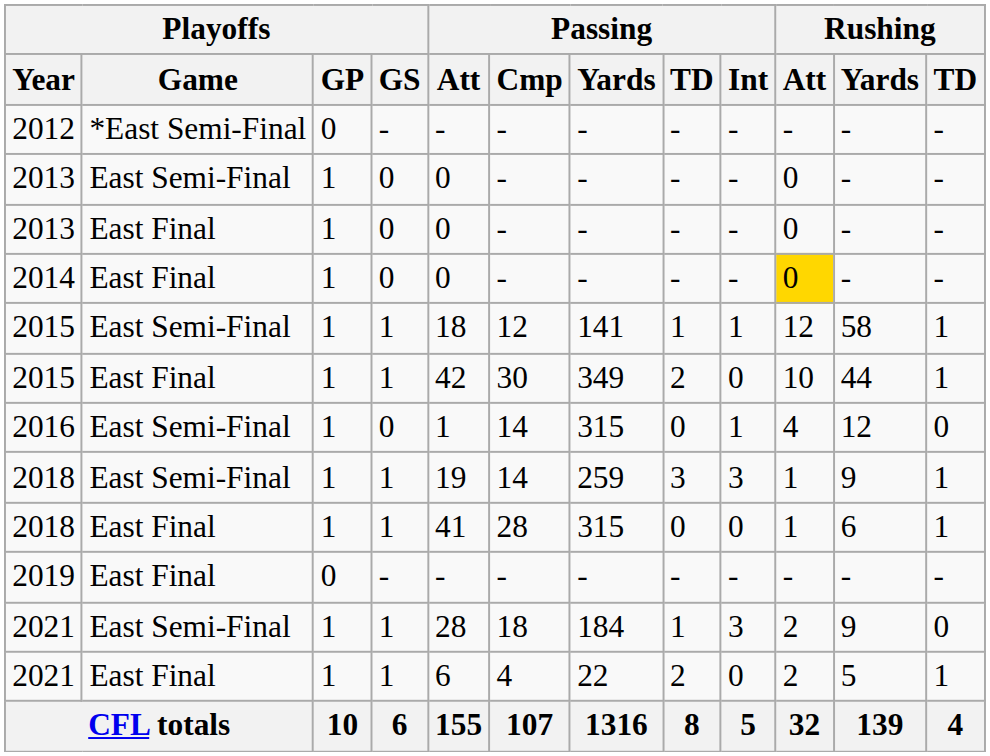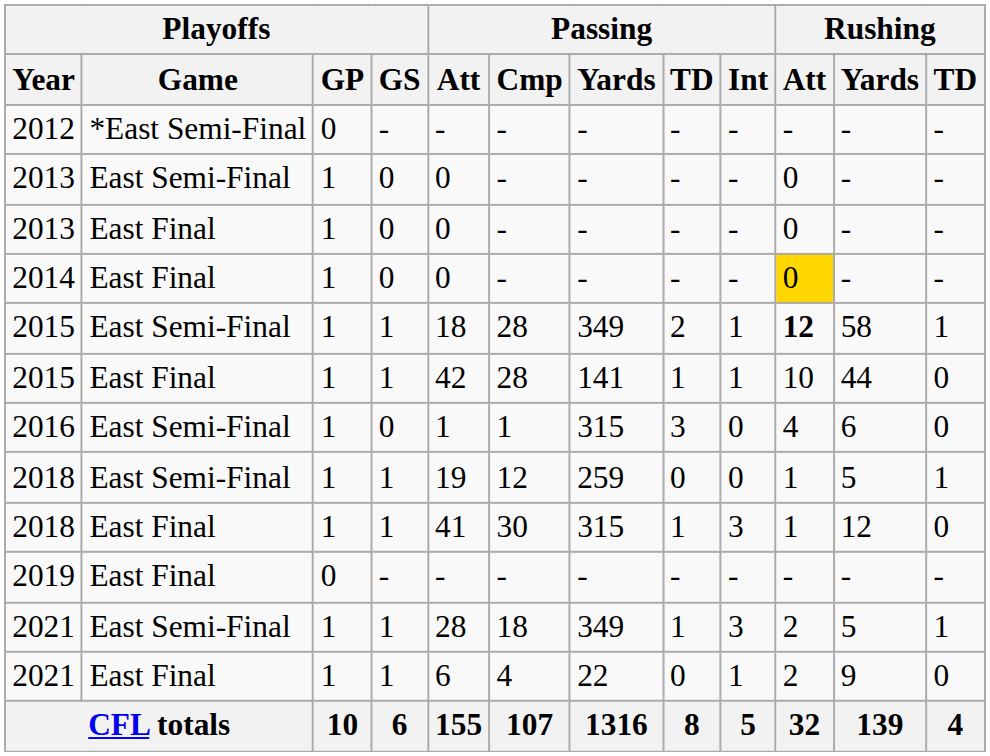(512, 327) 12 -> (512, 327) 28
(601, 327) 141 -> (601, 327) 349
(678, 327) 1 -> (678, 327) 2
(798, 327) normal -> (798, 327) bold
(512, 377) 30 -> (512, 377) 28
(601, 377) 349 -> (601, 377) 141
(678, 377) 2 -> (678, 377) 1
(736, 377) 0 -> (736, 377) 1
(941, 377) 1 -> (941, 377) 0
(512, 427) 14 -> (504, 427) 1
(678, 427) 0 -> (678, 427) 3
(736, 427) 1 -> (736, 427) 0
(856, 427) 12 -> (848, 427) 6
(512, 476) 14 -> (512, 476) 12
(678, 476) 3 -> (678, 476) 0
(736, 476) 3 -> (736, 476) 0
(848, 476) 9 -> (848, 476) 5
(512, 526) 28 -> (512, 526) 30
(678, 526) 0 -> (678, 526) 1
(736, 526) 0 -> (736, 526) 3
(848, 526) 6 -> (856, 526) 12
(941, 526) 1 -> (941, 526) 0
(601, 626) 184 -> (601, 626) 349
(848, 626) 9 -> (848, 626) 5
(941, 626) 0 -> (941, 626) 1
(678, 675) 2 -> (678, 675) 0
(736, 675) 0 -> (736, 675) 1
(848, 675) 5 -> (848, 675) 9
(941, 675) 1 -> (941, 675) 0
